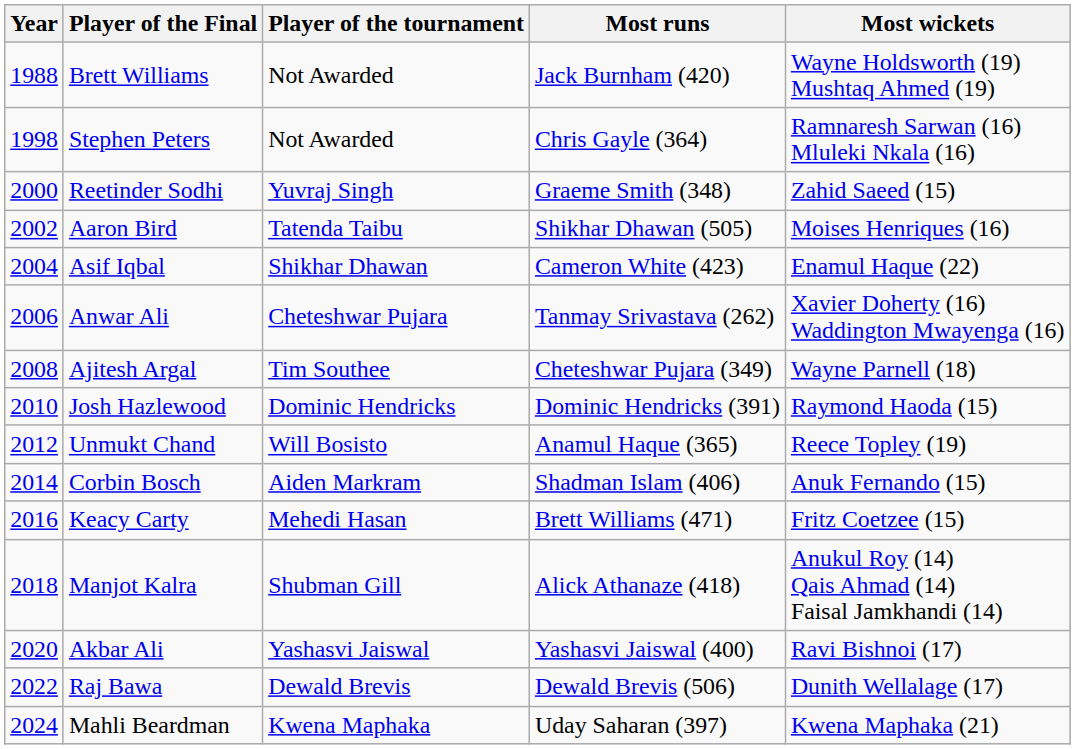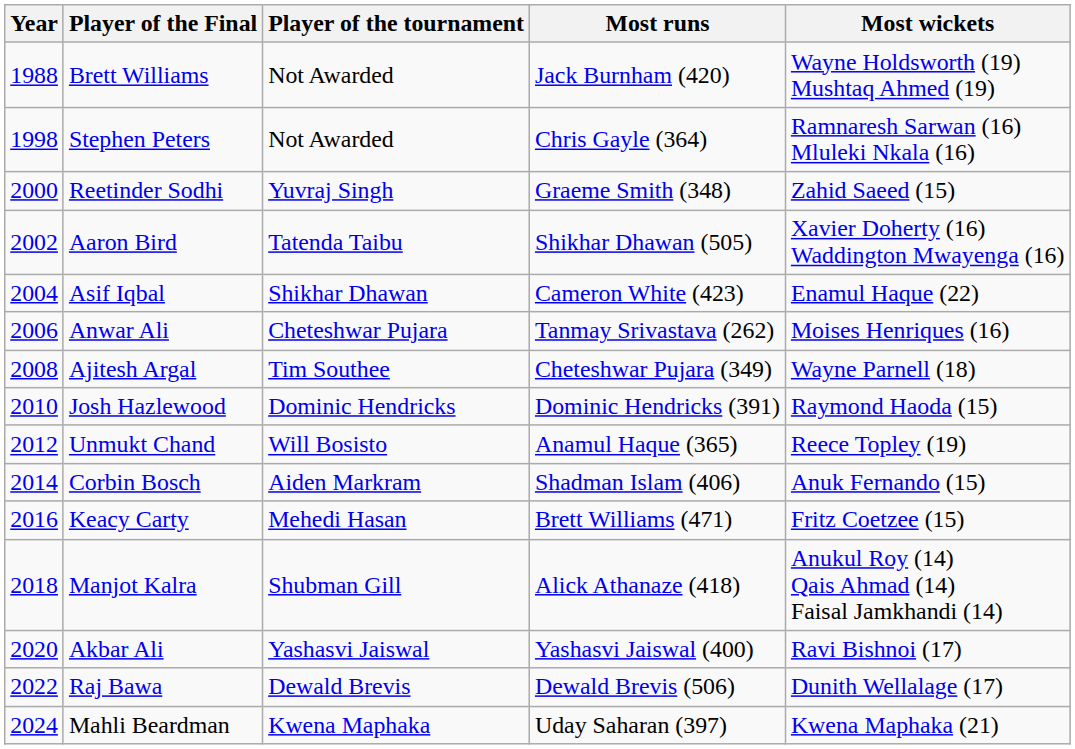(900, 228) Moises Henriques (16) -> (928, 241) Xavier Doherty (16) Waddington Mwayenga (16)
(928, 317) Xavier Doherty (16) Waddington Mwayenga (16) -> (900, 330) Moises Henriques (16)
